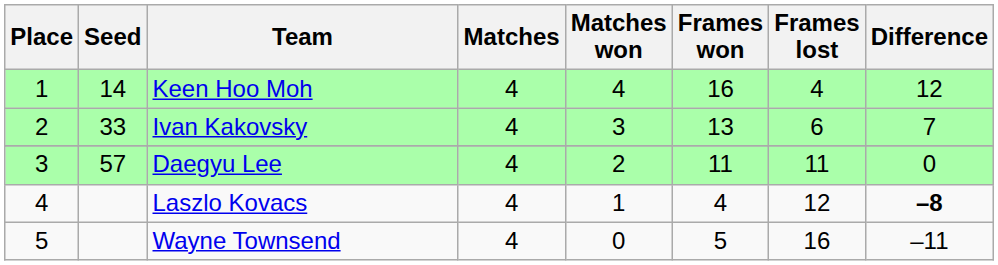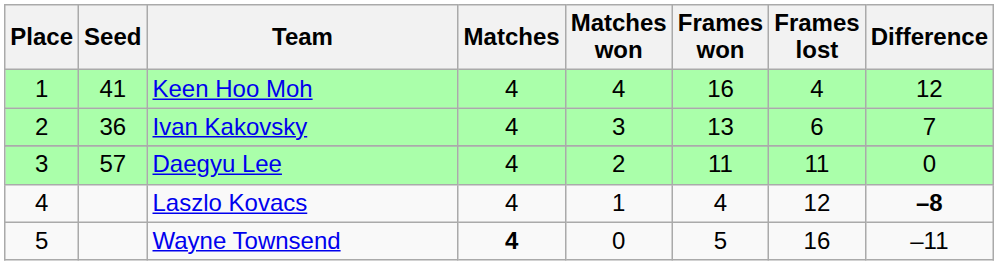(113, 88) 14 -> (113, 88) 41
(113, 126) 33 -> (113, 126) 36
(512, 240) normal -> (512, 240) bold
